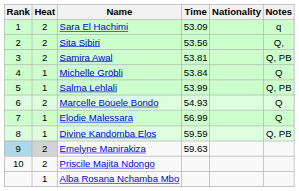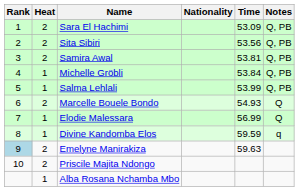columns swapped: (237, 12) <-> (196, 12)
(279, 27) q -> (279, 27) Q, PB
(279, 42) Q, -> (279, 42) Q, PB
(279, 73) Q -> (279, 73) Q, PB
(279, 133) Q, PB -> (279, 133) q
(45, 149) lightgrey background -> (45, 149) no background
